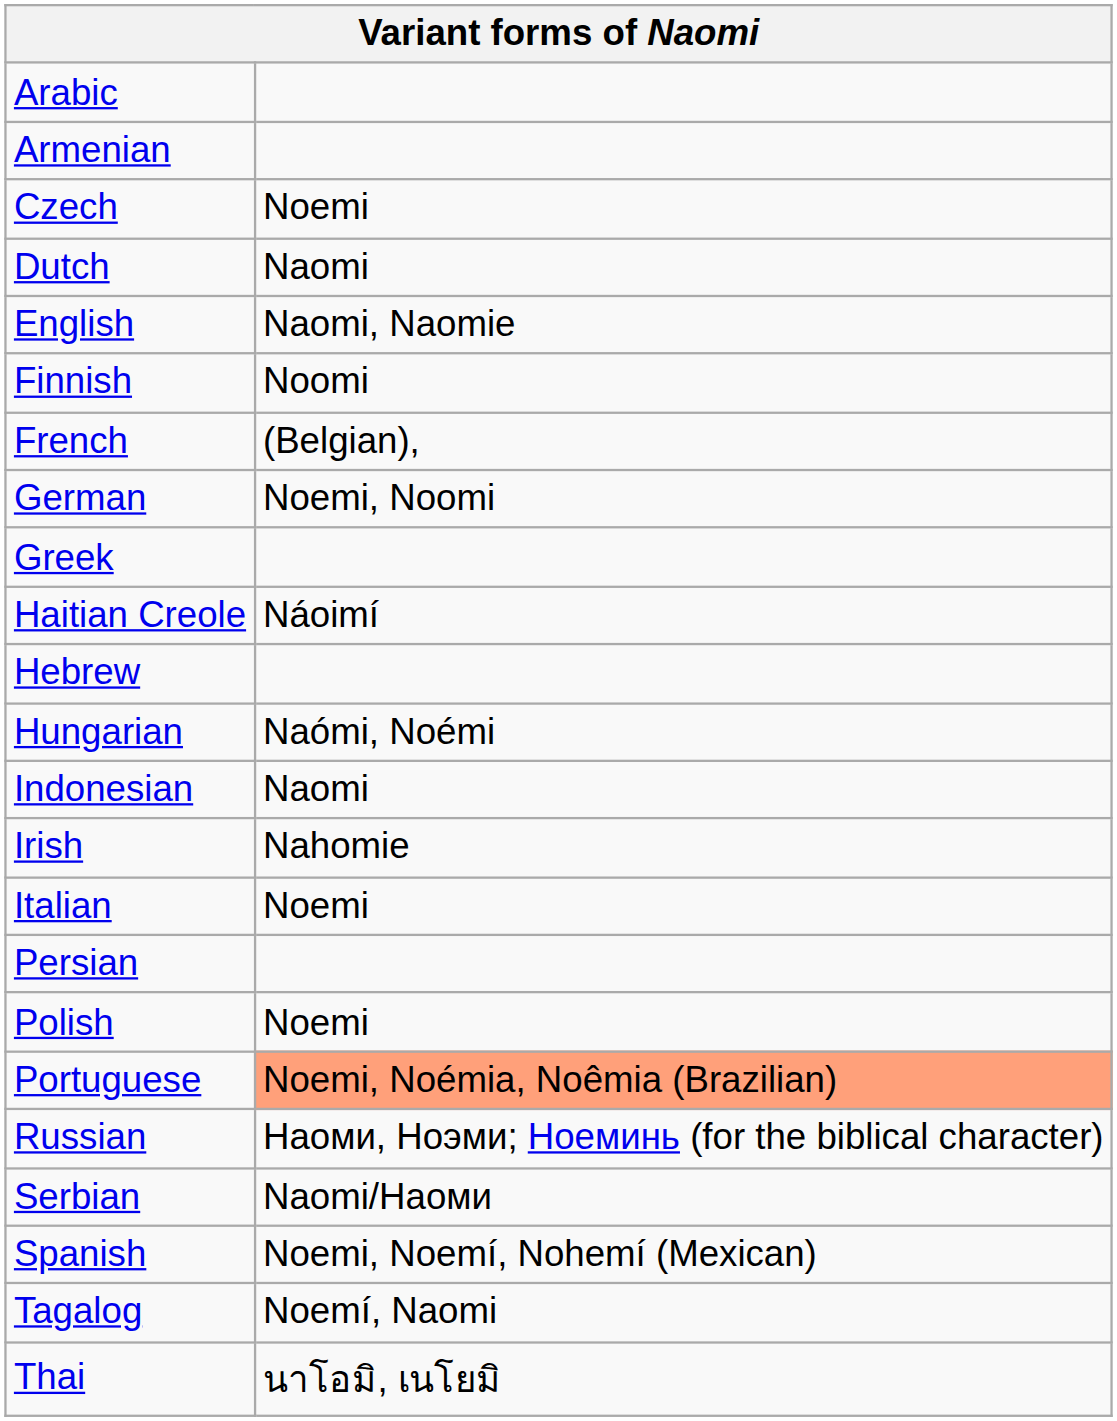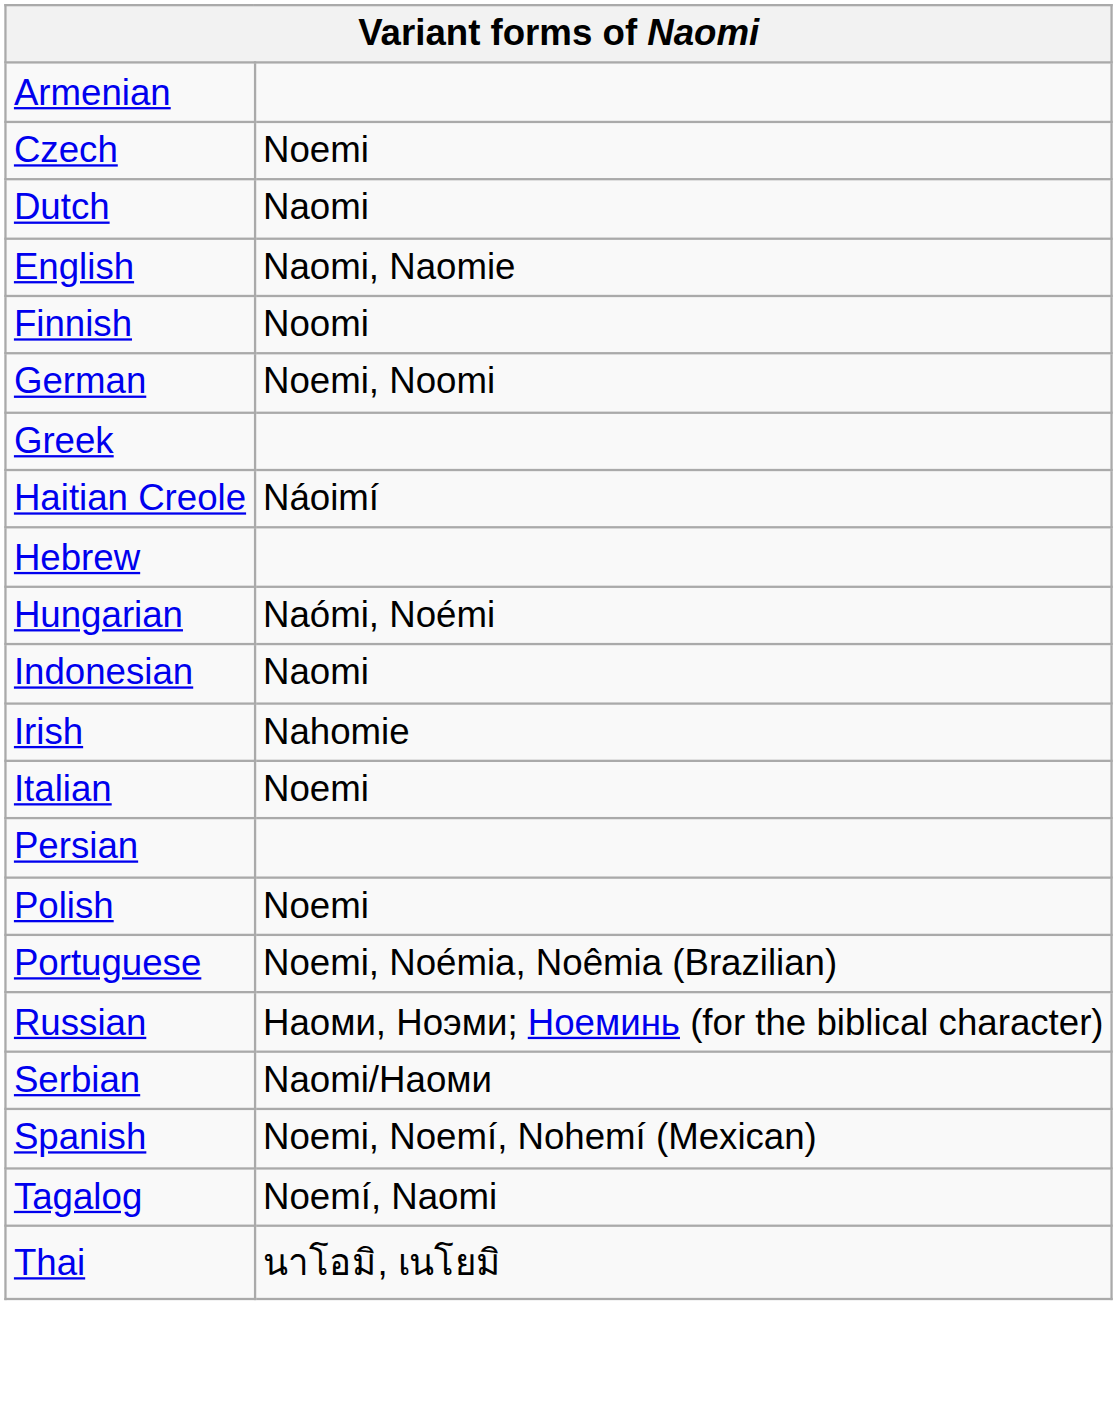- row: (66, 91)
- row: (71, 440)
(550, 1079) lightsalmon background -> (550, 963) no background
